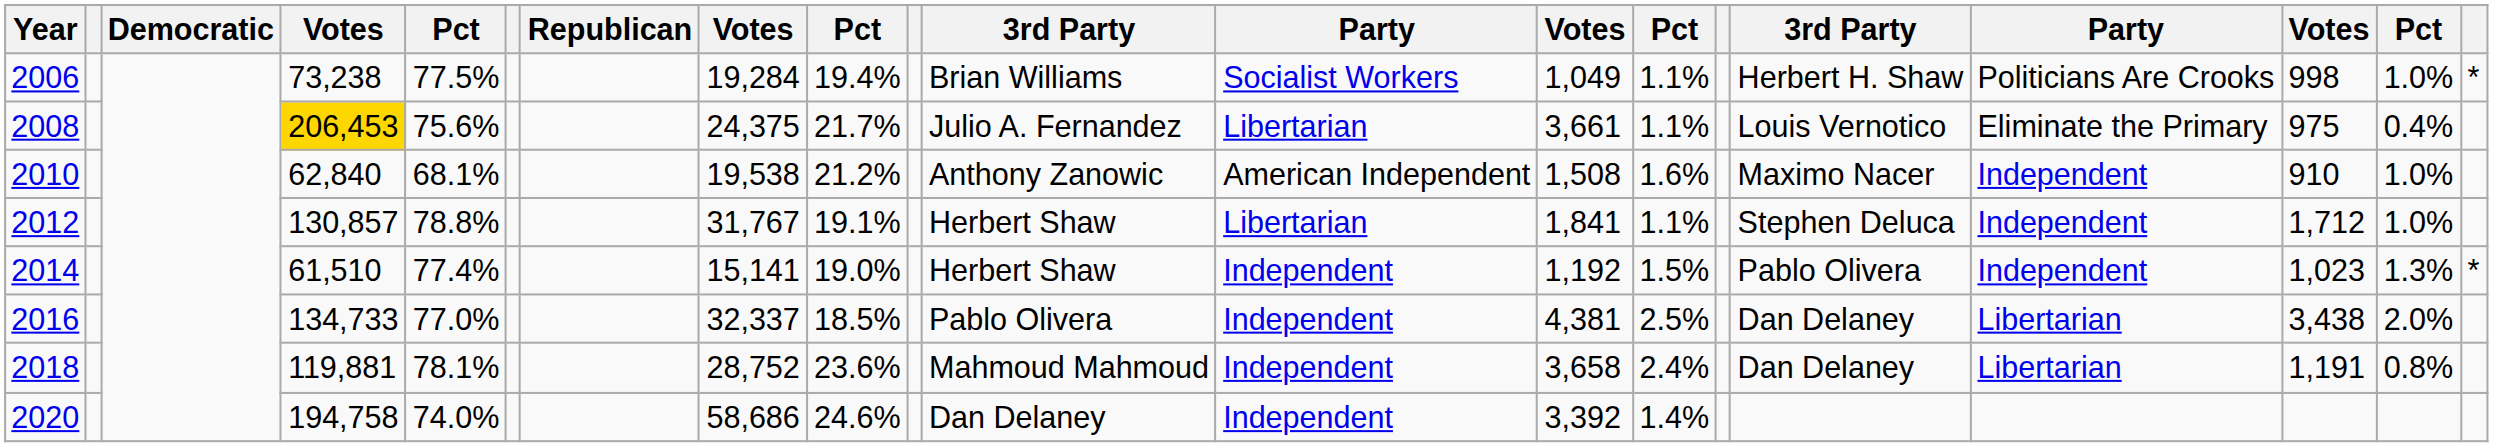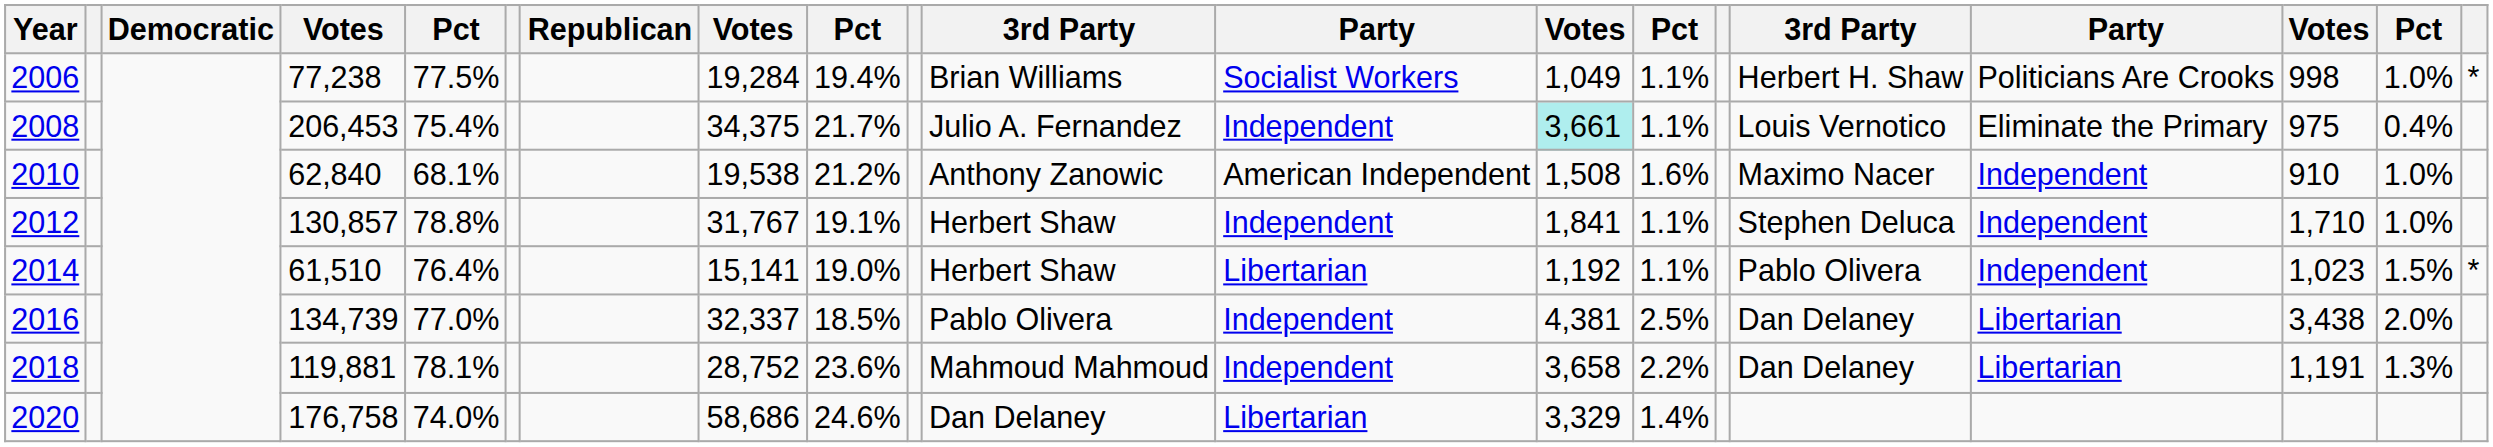(335, 78) 73,238 -> (335, 78) 77,238
(343, 126) gold background -> (343, 126) no background
(456, 126) 75.6% -> (456, 126) 75.4%
(753, 126) 24,375 -> (753, 126) 34,375
(1295, 126) Libertarian -> (1308, 126) Independent
(1583, 126) no background -> (1583, 126) paleturquoise background
(1295, 223) Libertarian -> (1308, 223) Independent
(2327, 223) 1,712 -> (2327, 223) 1,710
(456, 271) 77.4% -> (456, 271) 76.4%
(1308, 271) Independent -> (1295, 271) Libertarian
(1674, 271) 1.5% -> (1674, 271) 1.1%
(2418, 271) 1.3% -> (2418, 271) 1.5%
(343, 319) 134,733 -> (343, 319) 134,739
(1674, 368) 2.4% -> (1674, 368) 2.2%
(2418, 368) 0.8% -> (2418, 368) 1.3%
(343, 416) 194,758 -> (343, 416) 176,758
(1308, 416) Independent -> (1295, 416) Libertarian
(1583, 416) 3,392 -> (1583, 416) 3,329
